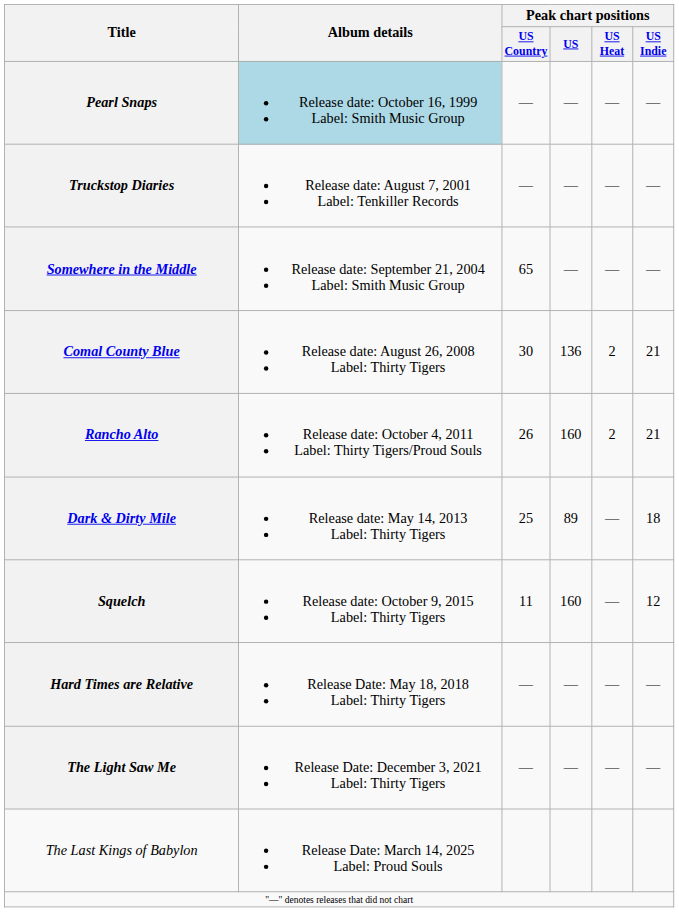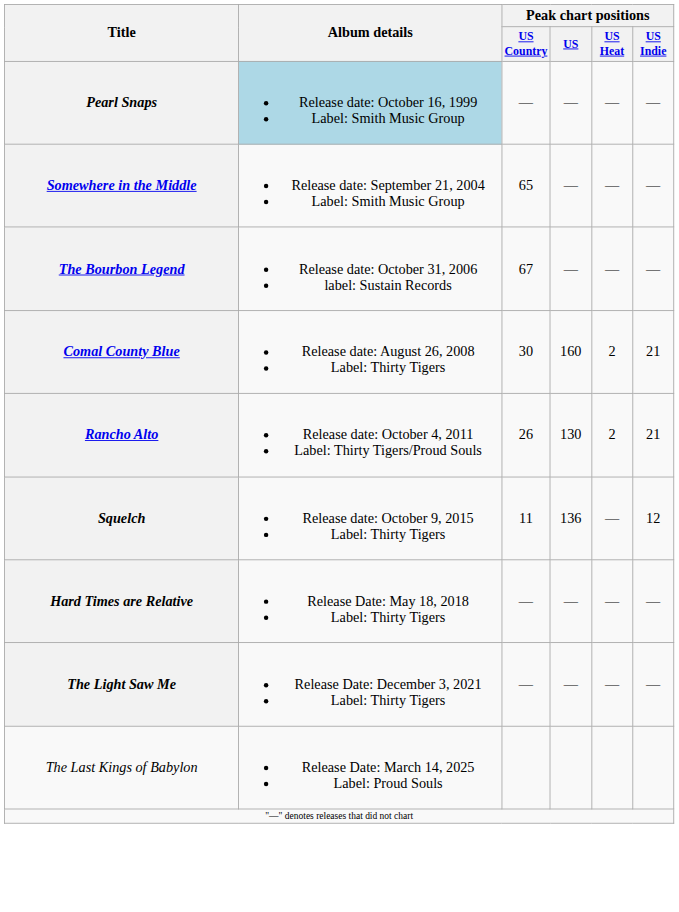- row: (122, 185)
+ row: (122, 268)
(571, 352) 136 -> (571, 352) 160
(571, 435) 160 -> (571, 435) 130
- row: (122, 518)
(571, 601) 160 -> (571, 518) 136
